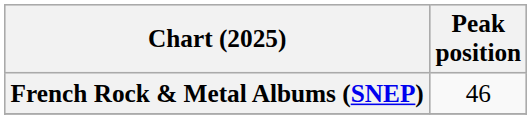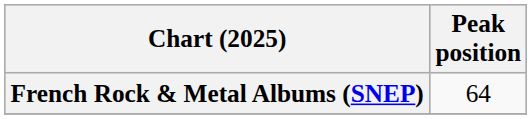(478, 93) 46 -> (478, 93) 64
